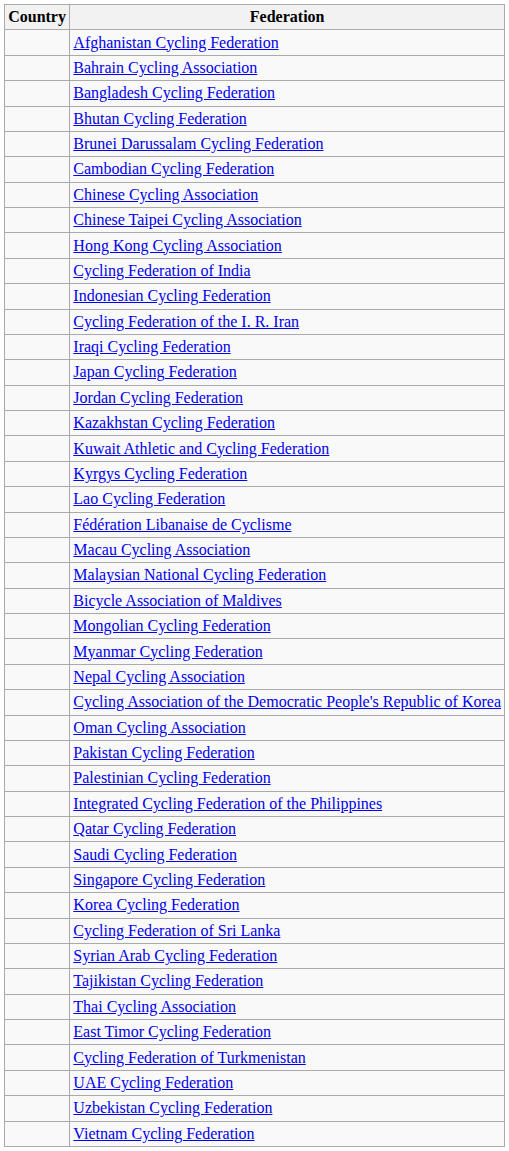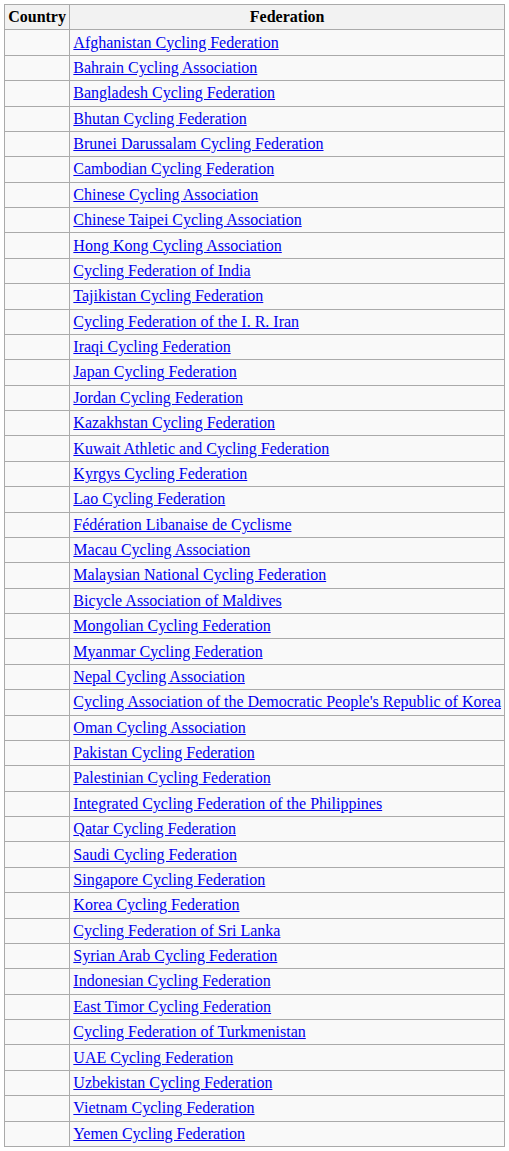rows swapped: (172, 296) <-> (168, 981)
- row: (155, 1006)
+ row: (159, 1133)
